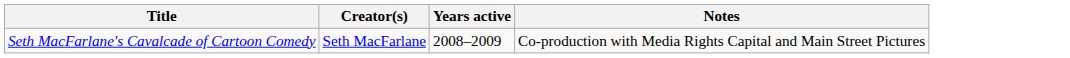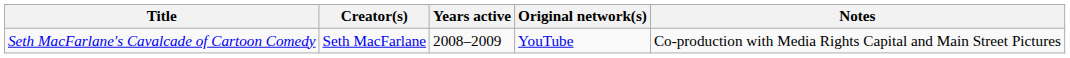+ column: (582, 16)
